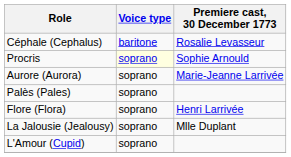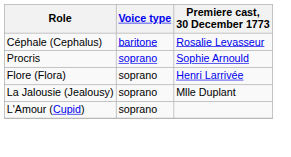(138, 59) lightyellow background -> (138, 59) no background
- row: (44, 76)
- row: (39, 93)
